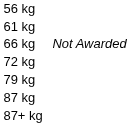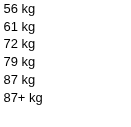- row: (19, 44)
